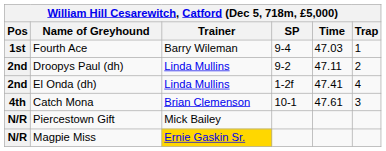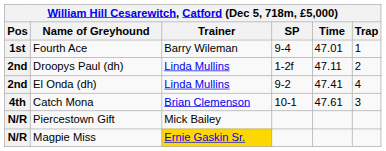(329, 48) 47.03 -> (329, 48) 47.01
(283, 66) 9-2 -> (284, 66) 1-2f
(284, 84) 1-2f -> (283, 84) 9-2
